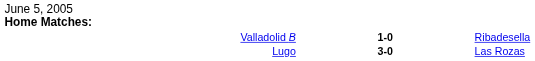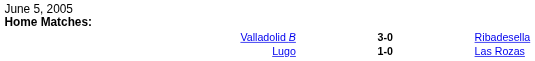(385, 37) 1-0 -> (385, 37) 3-0
(385, 52) 3-0 -> (385, 52) 1-0
